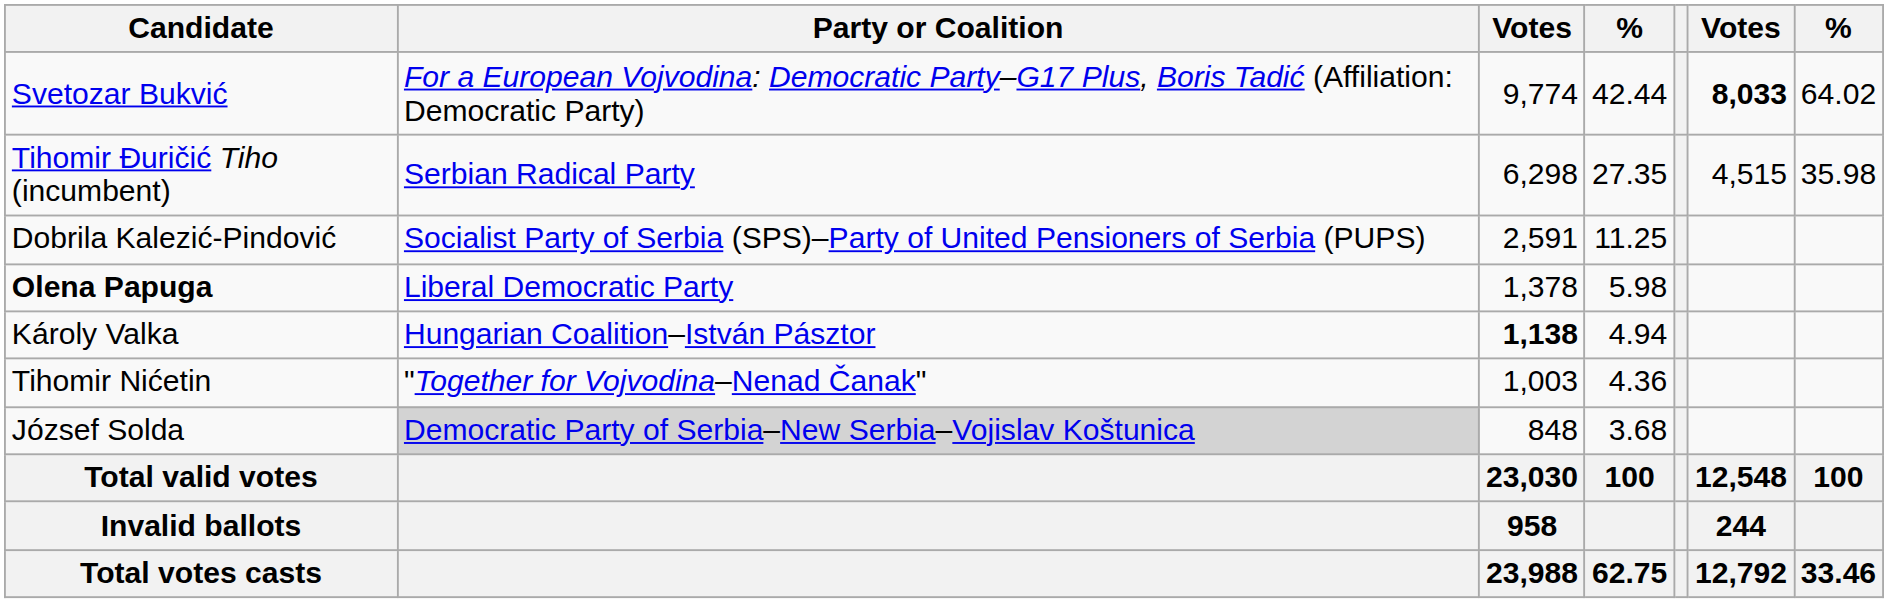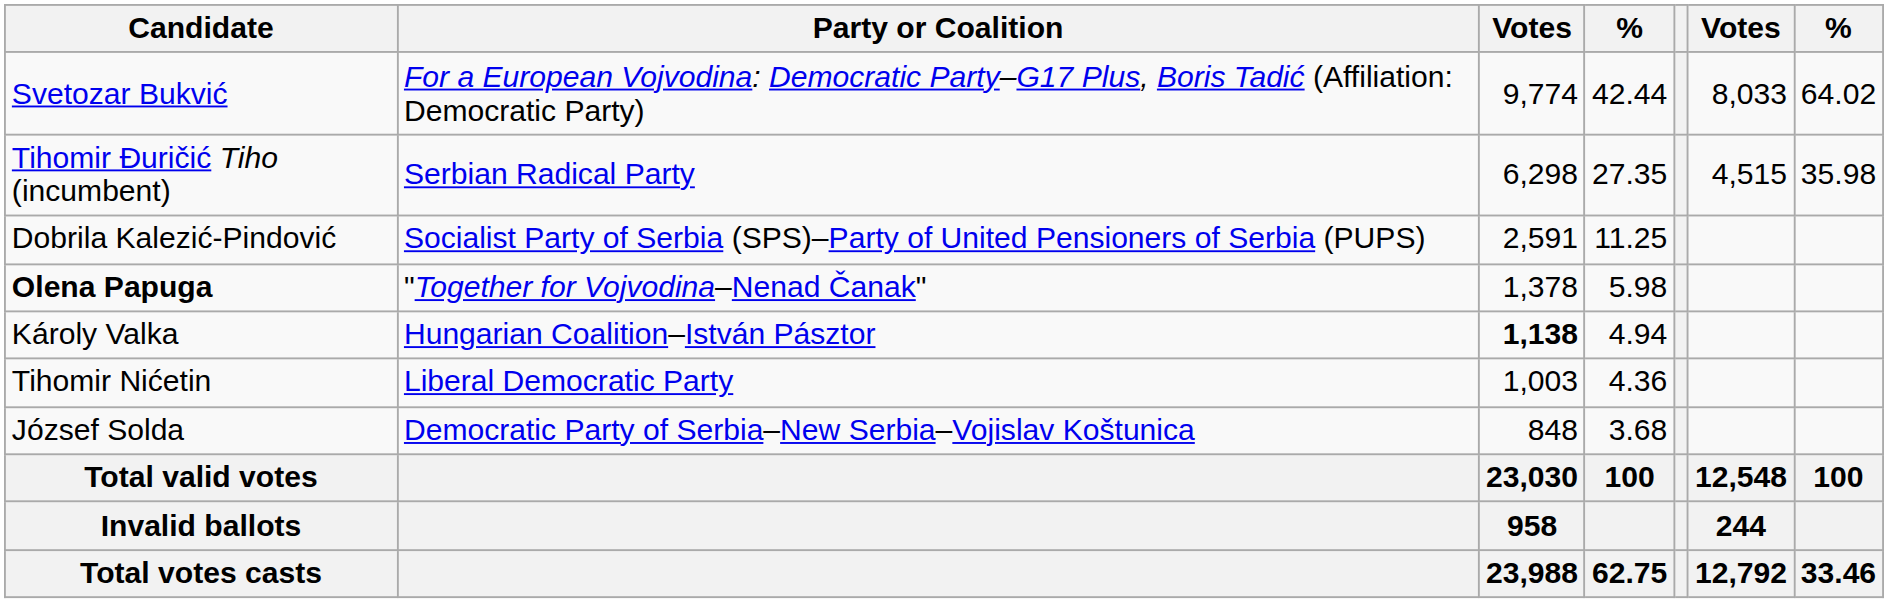(1749, 92) bold -> (1749, 92) normal
(569, 286) Liberal Democratic Party -> (665, 286) "Together for Vojvodina–Nenad Čanak"
(665, 382) "Together for Vojvodina–Nenad Čanak" -> (569, 382) Liberal Democratic Party
(799, 429) lightgrey background -> (799, 429) no background
